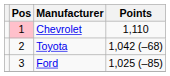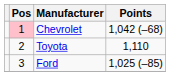(136, 30) 1,110 -> (136, 30) 1,042 (–68)
(136, 47) 1,042 (–68) -> (136, 47) 1,110
